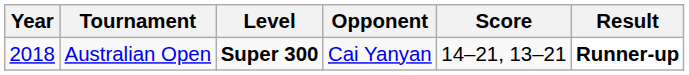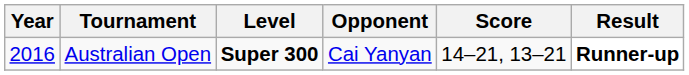(32, 54) 2018 -> (32, 54) 2016
